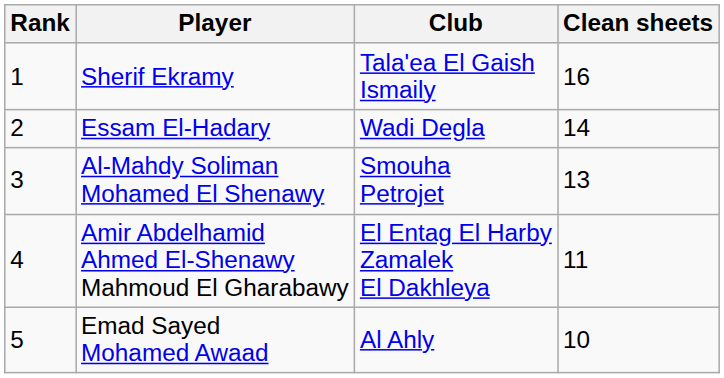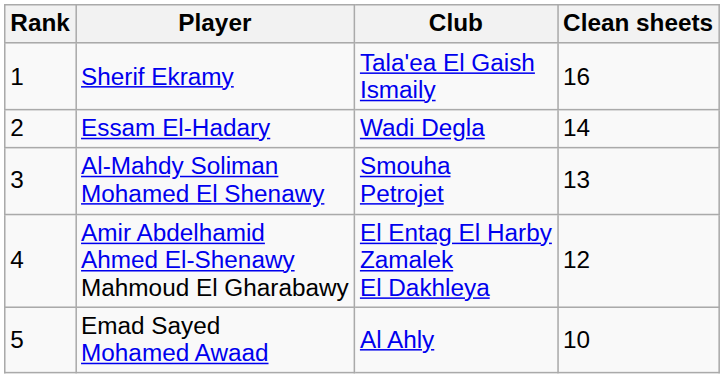(576, 260) 11 -> (577, 260) 12
